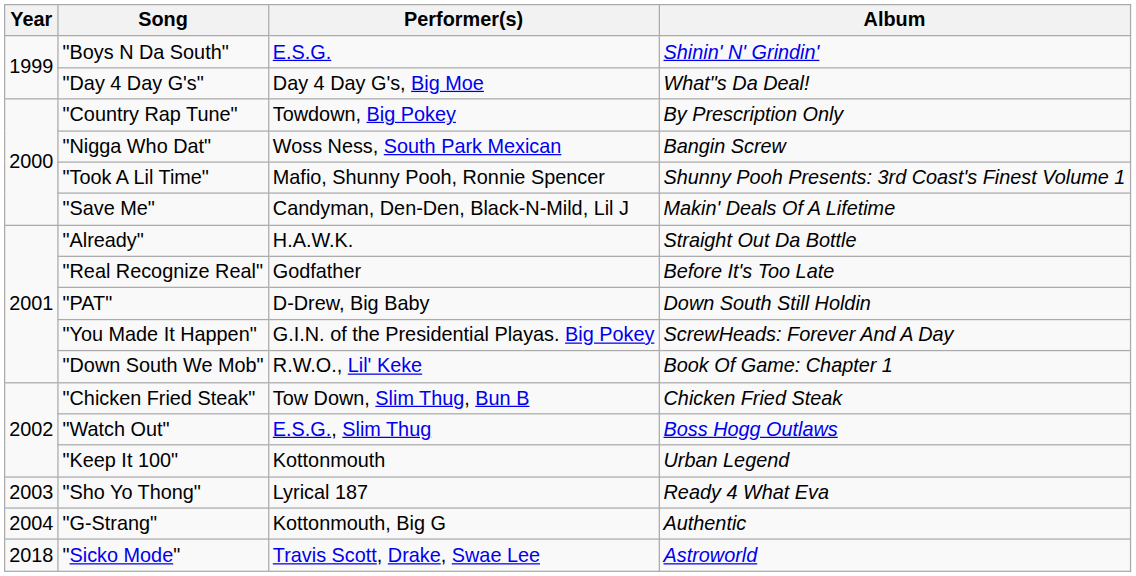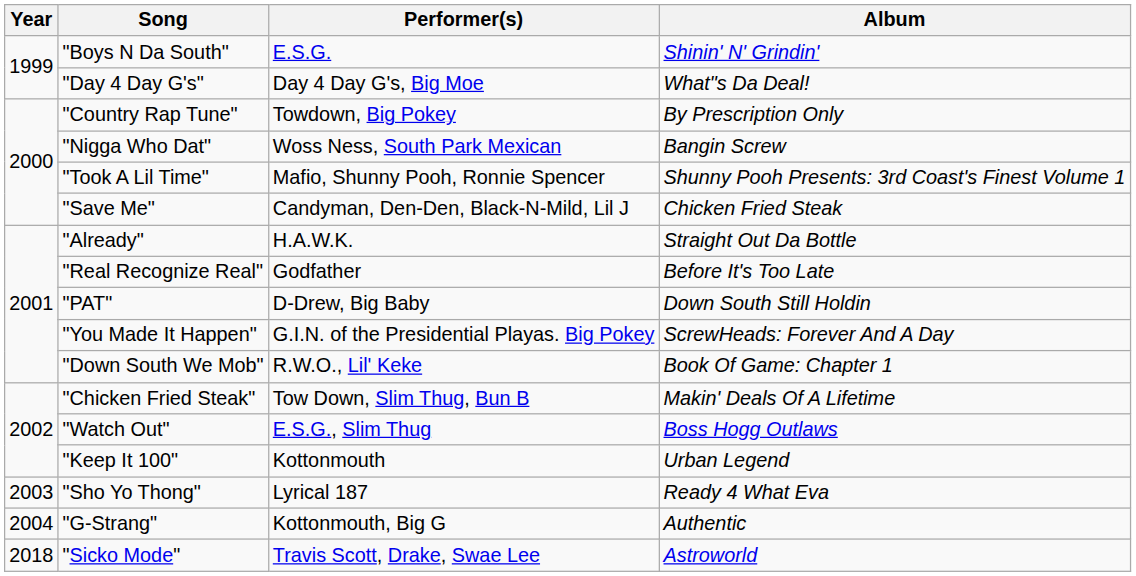(779, 209) Makin' Deals Of A Lifetime -> (753, 209) Chicken Fried Steak
(753, 397) Chicken Fried Steak -> (779, 397) Makin' Deals Of A Lifetime
